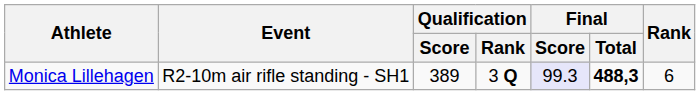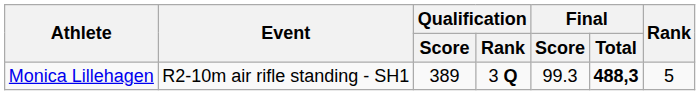(560, 76) lavender background -> (560, 76) no background
(669, 76) 6 -> (669, 76) 5
